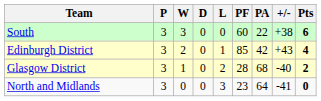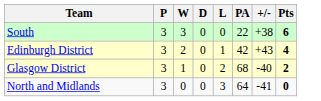- column: (242, 13)
